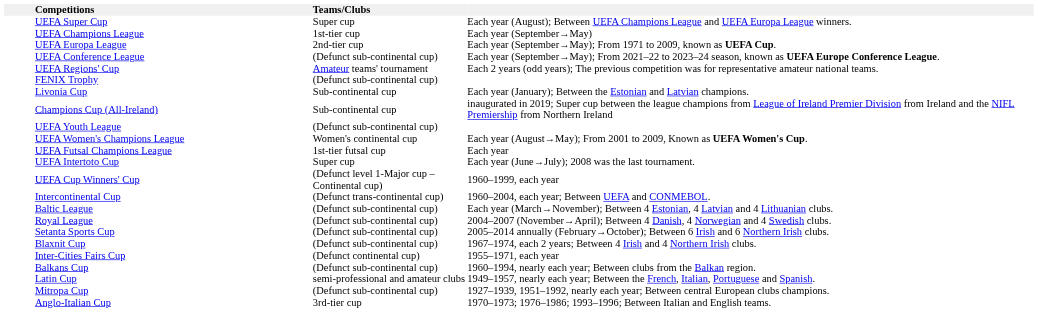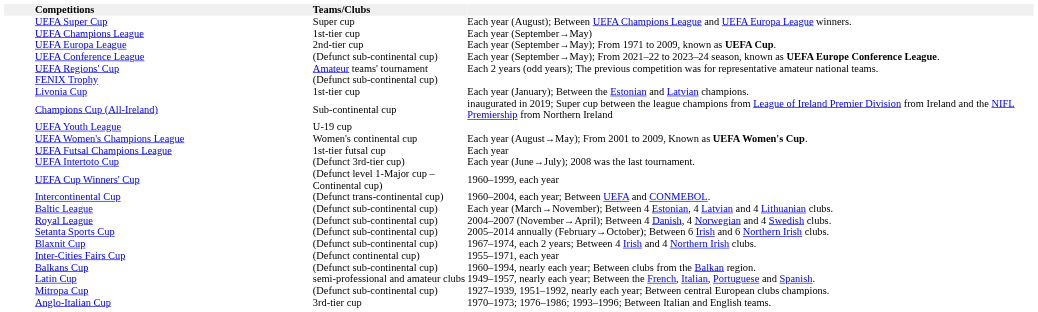(355, 91) Sub-continental cup -> (336, 91) 1st-tier cup
(375, 127) (Defunct sub-continental cup) -> (332, 127) U-19 cup
(334, 162) Super cup -> (359, 162) (Defunct 3rd-tier cup)
